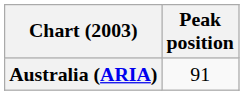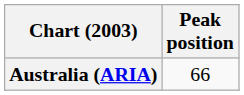(200, 74) 91 -> (200, 74) 66
